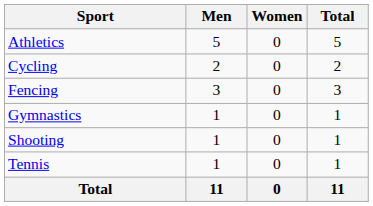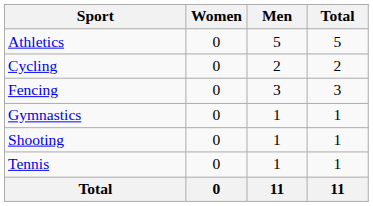columns swapped: (216, 16) <-> (277, 16)
